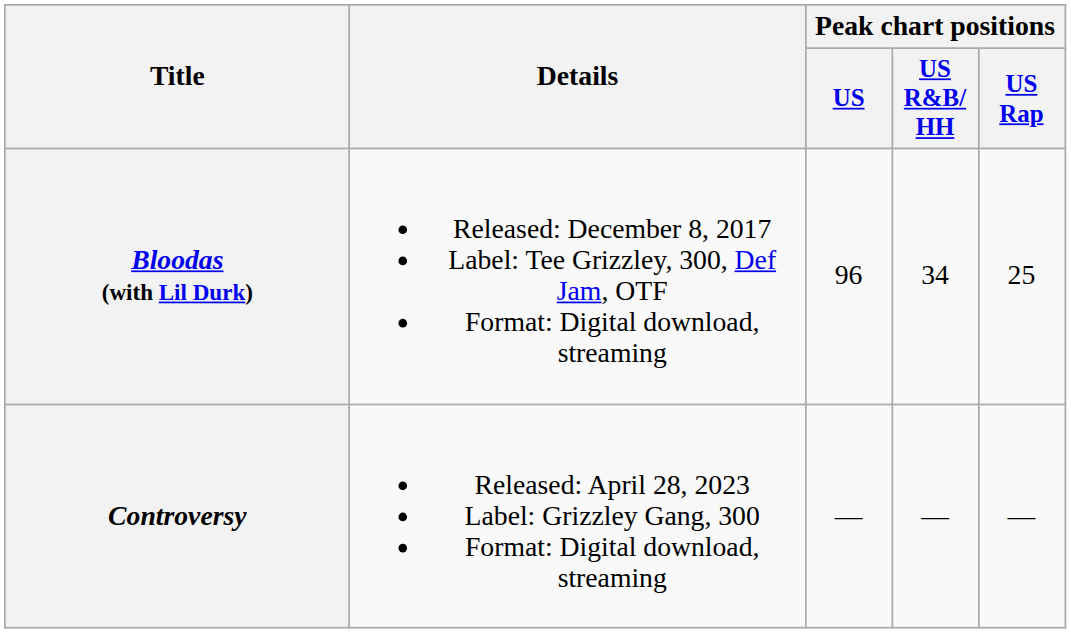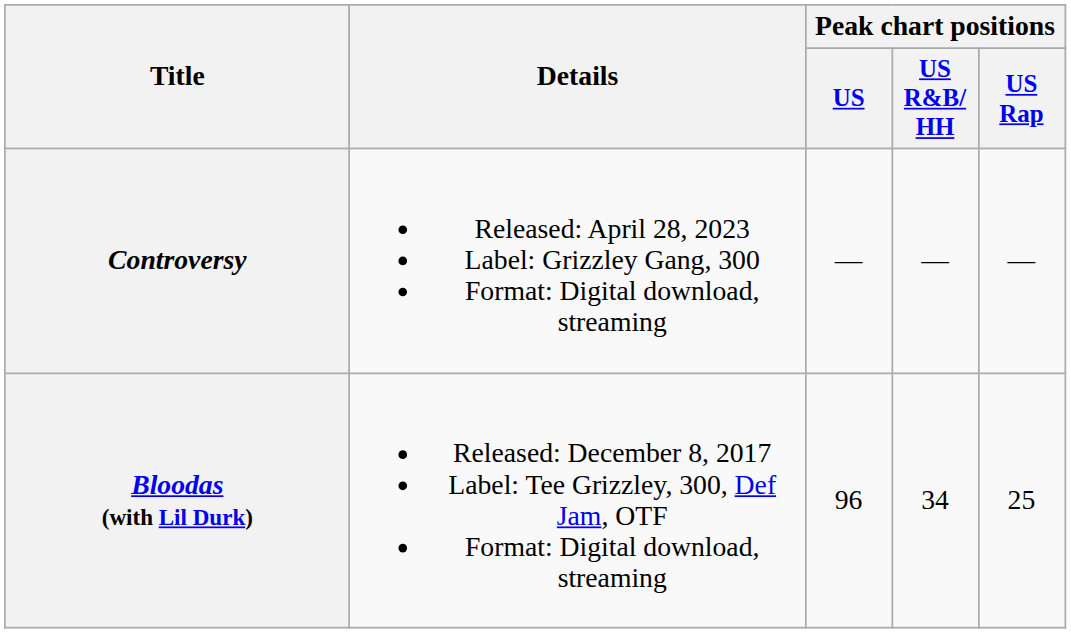rows swapped: (177, 275) <-> (177, 515)
